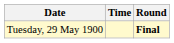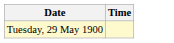- column: (151, 12)
